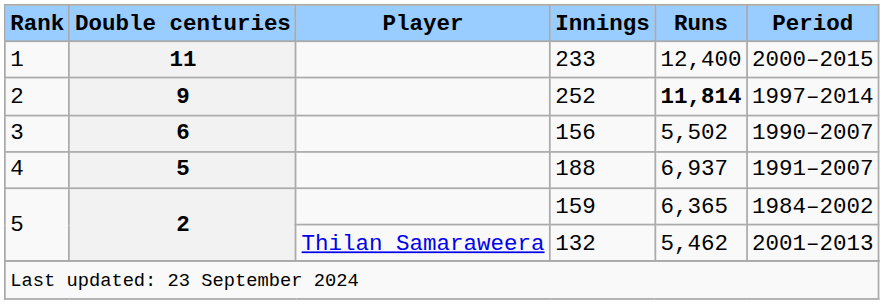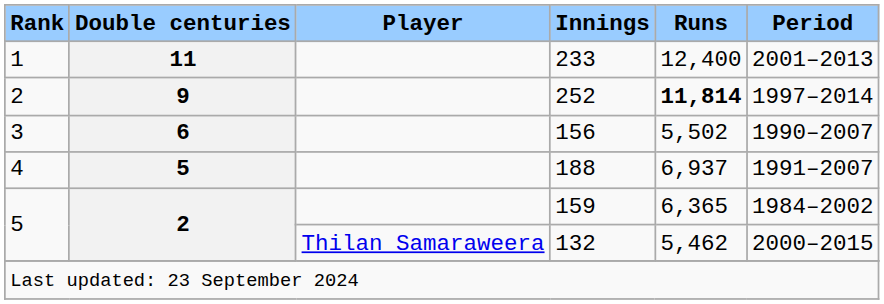(813, 60) 2000–2015 -> (813, 60) 2001–2013
(813, 243) 2001–2013 -> (813, 243) 2000–2015
